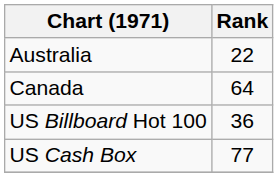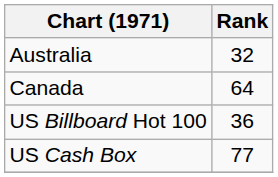(242, 54) 22 -> (242, 54) 32
